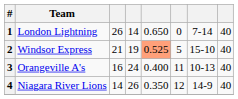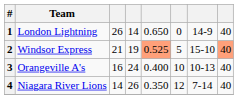(202, 31) 7-14 -> (202, 31) 14-9
(226, 49) no background -> (226, 49) lightsalmon background
(179, 67) 11 -> (179, 67) 10
(202, 85) 14-9 -> (202, 85) 7-14
